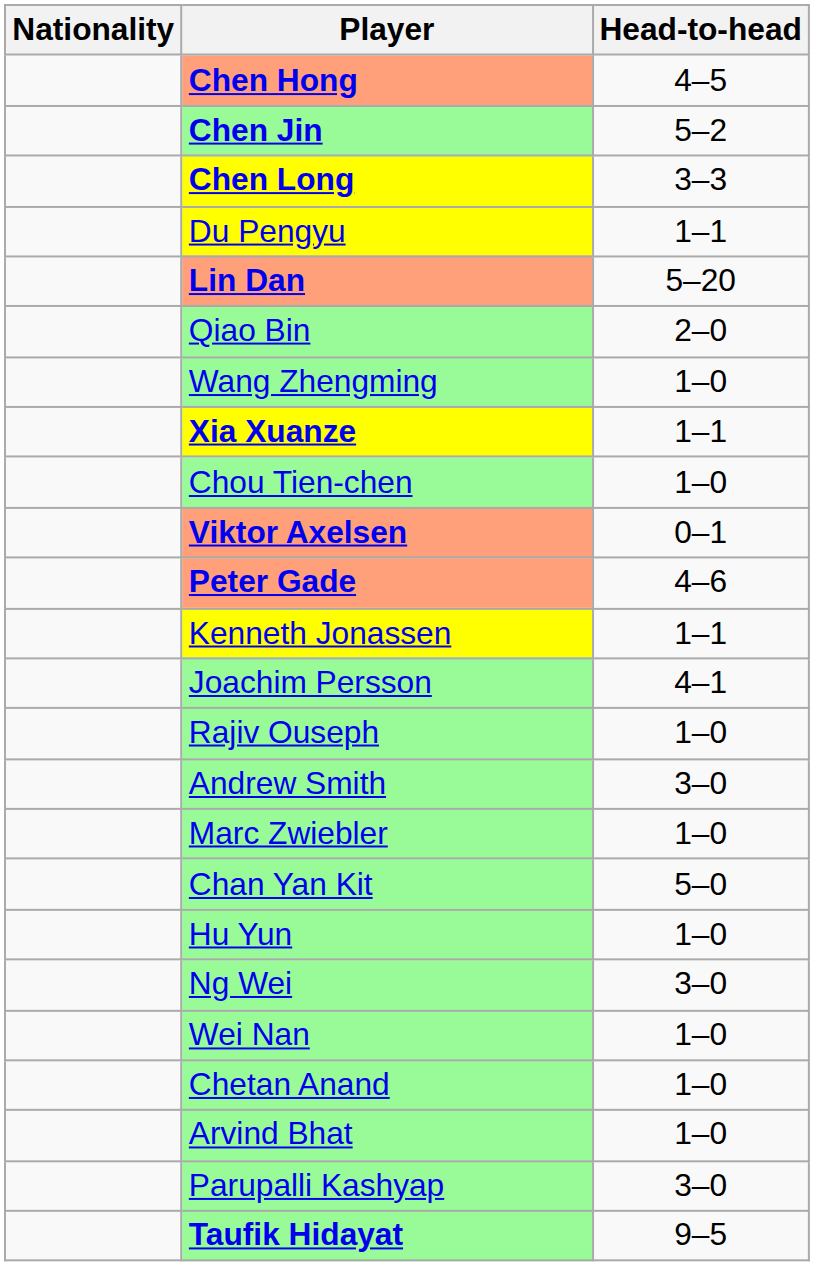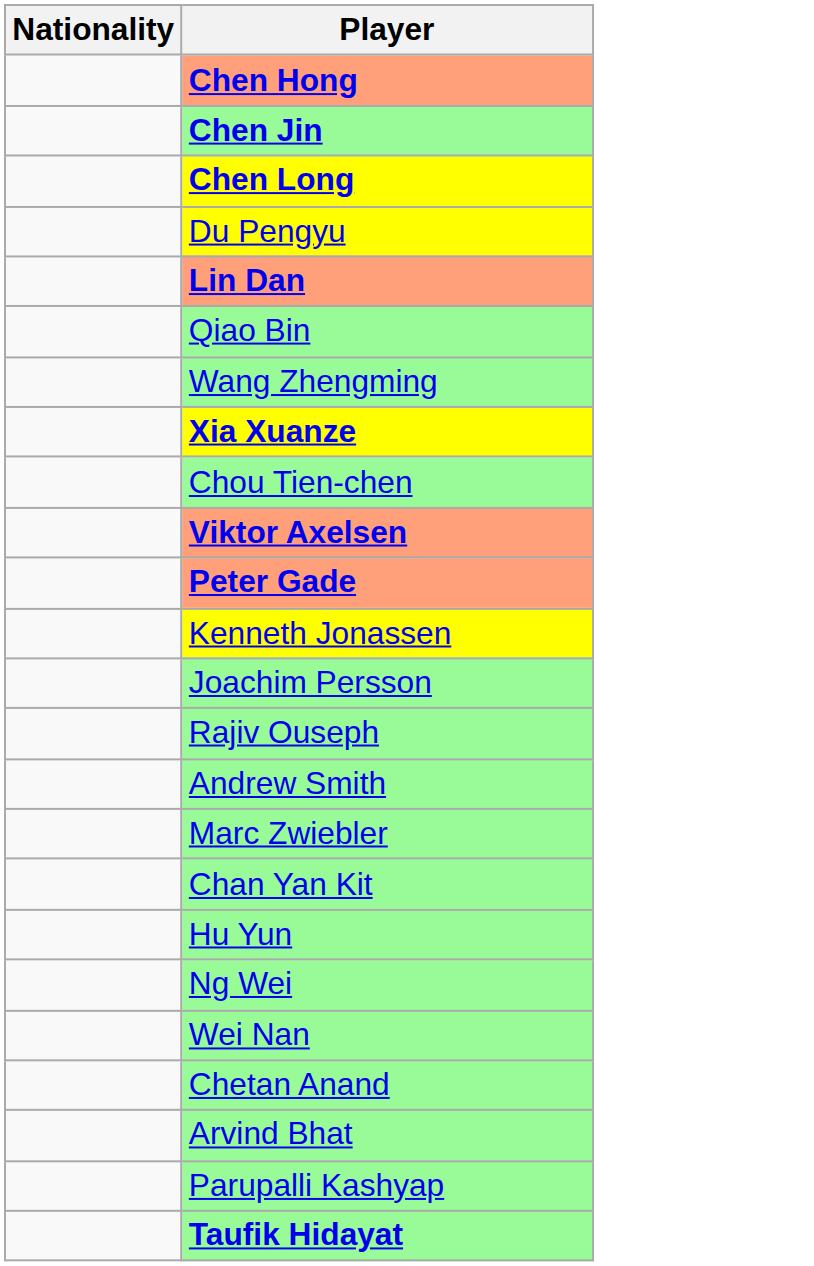- column: (701, 29)
